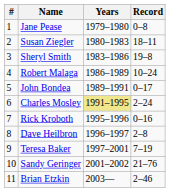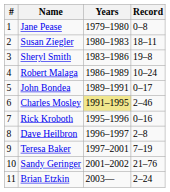(143, 103) 2–24 -> (143, 103) 2–46
(143, 179) 2–46 -> (143, 179) 2–24
